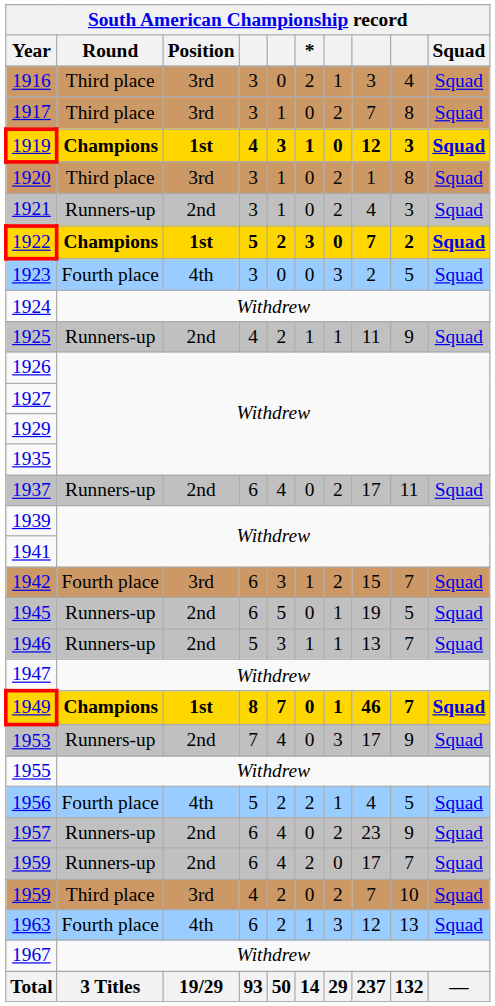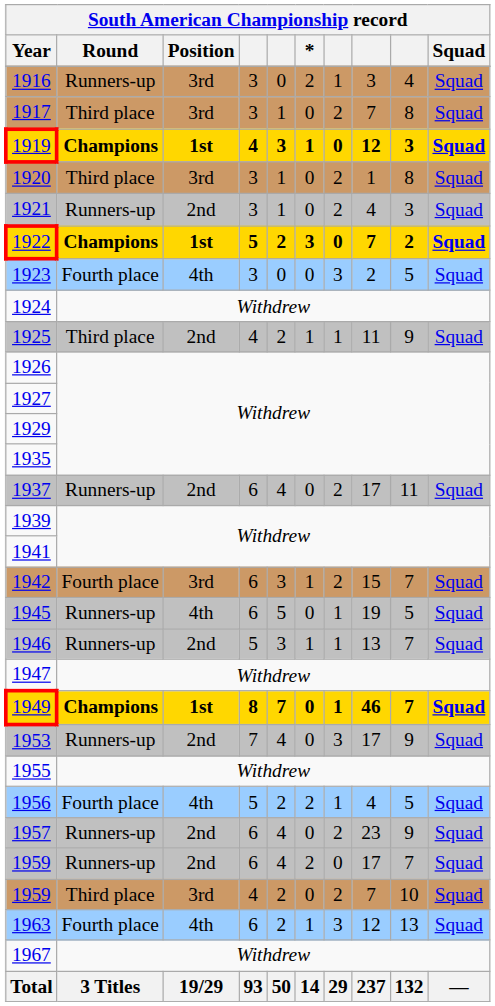(110, 81) Third place -> (110, 81) Runners-up
(110, 336) Runners-up -> (110, 336) Third place
(201, 612) 2nd -> (201, 612) 4th
